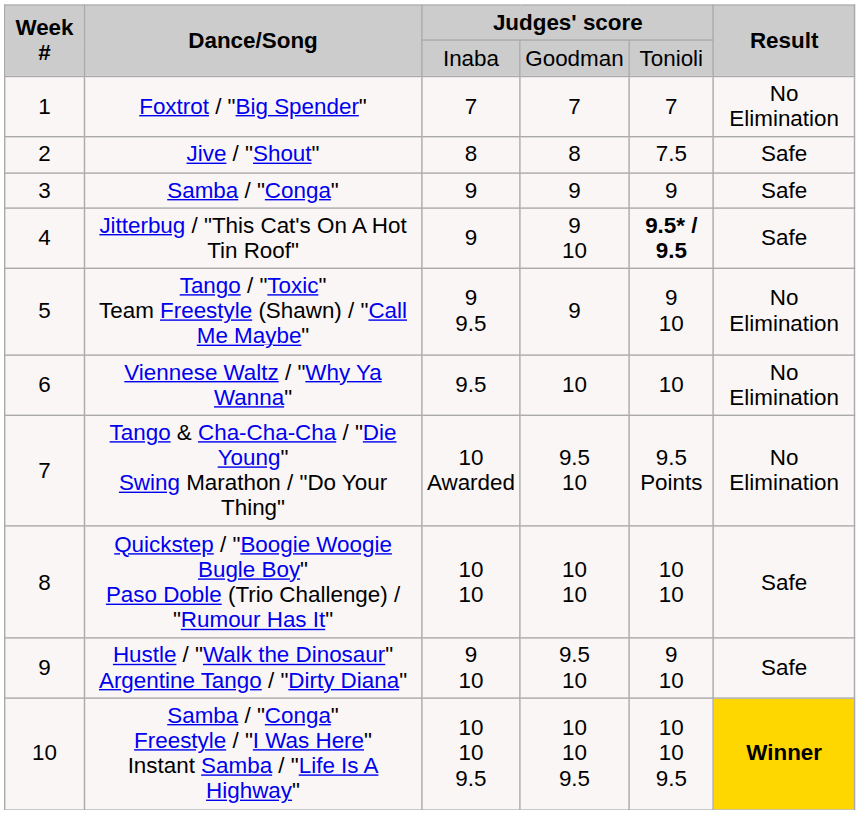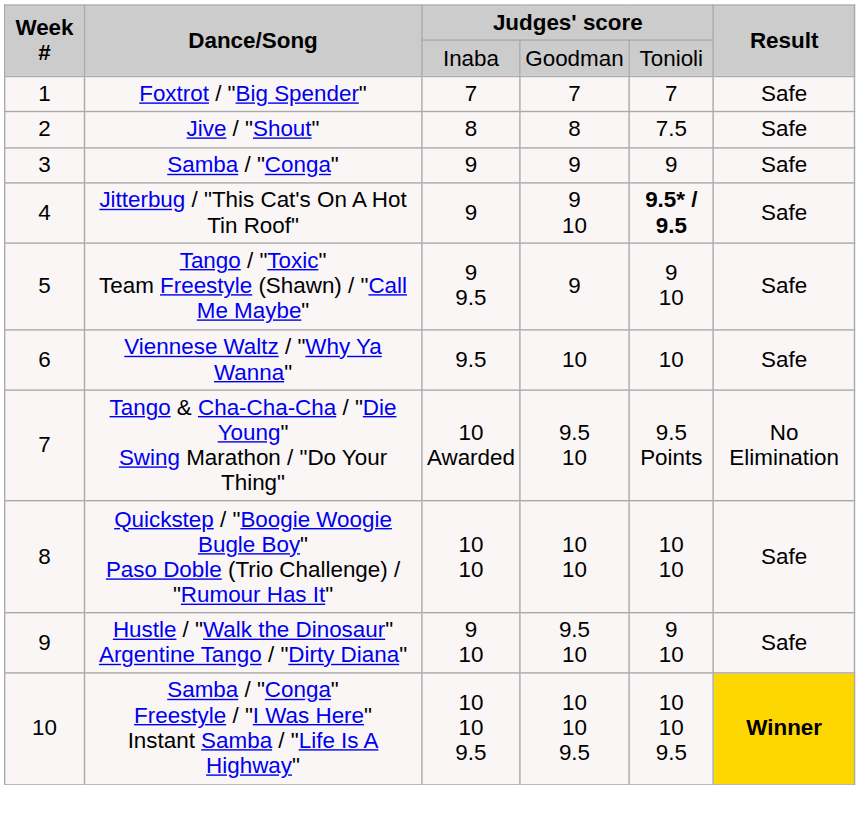(784, 106) No Elimination -> (784, 93) Safe
(784, 311) No Elimination -> (784, 286) Safe
(784, 384) No Elimination -> (784, 359) Safe
